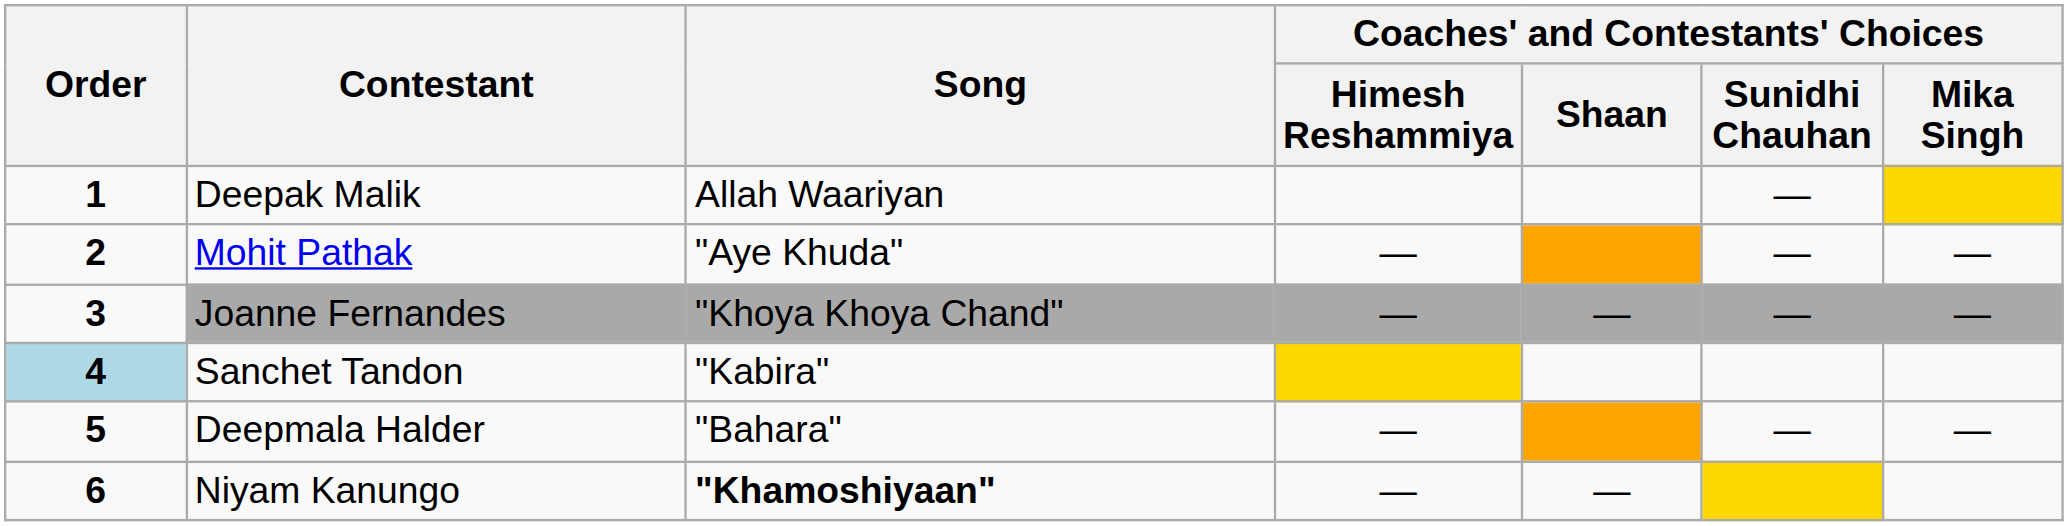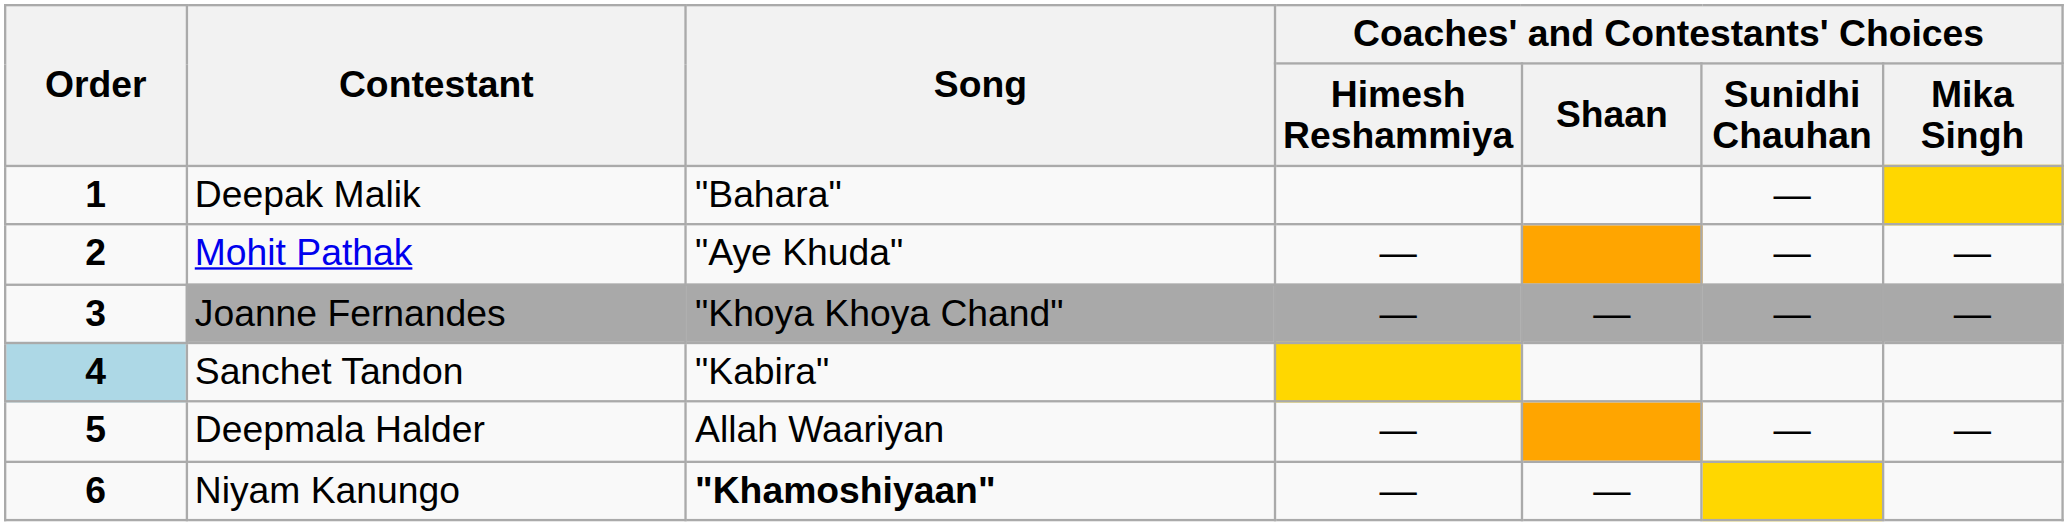(820, 194) Allah Waariyan -> (768, 194) "Bahara"
(768, 430) "Bahara" -> (820, 430) Allah Waariyan
